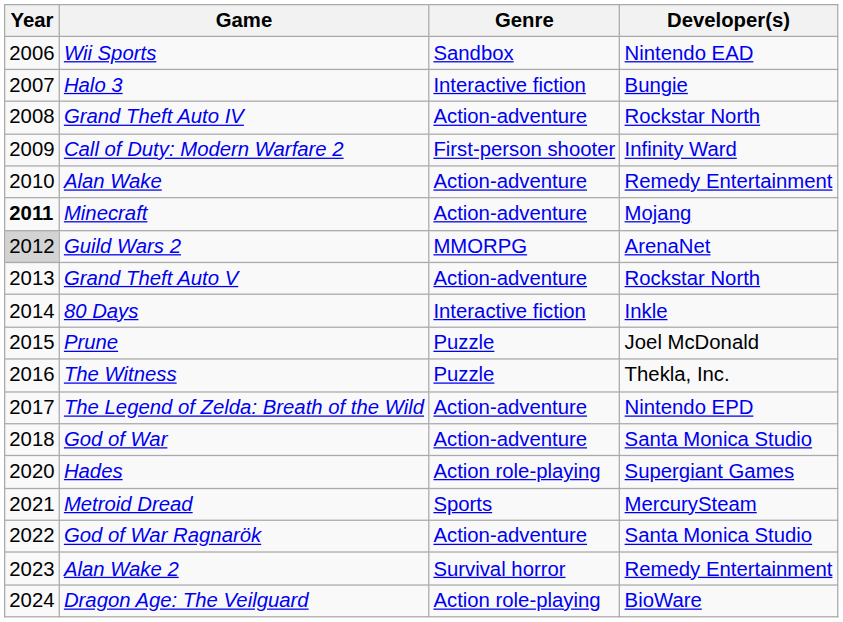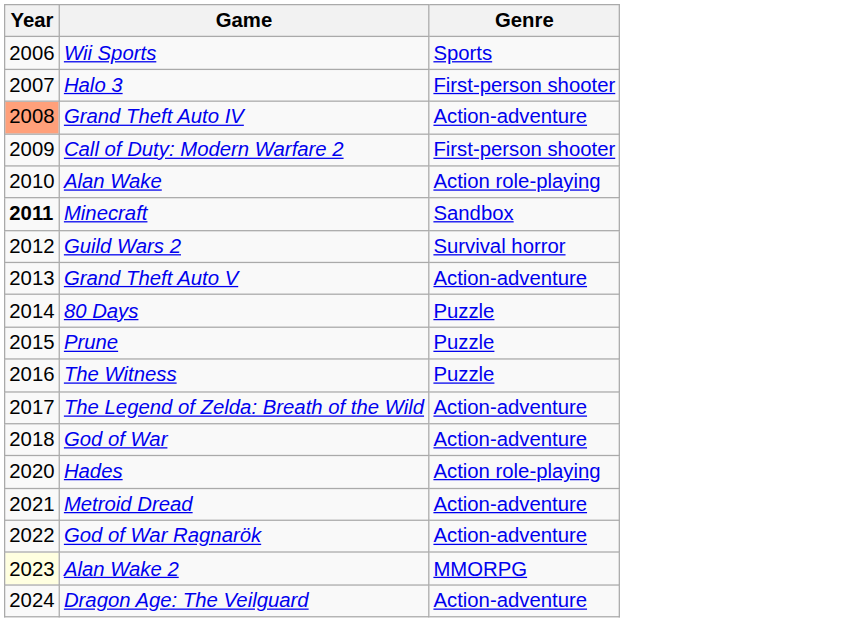- column: (729, 20)
(474, 52) Sandbox -> (463, 52) Sports
(510, 85) Interactive fiction -> (524, 85) First-person shooter
(32, 117) no background -> (32, 117) lightsalmon background
(510, 181) Action-adventure -> (517, 181) Action role-playing
(510, 213) Action-adventure -> (474, 213) Sandbox
(32, 246) lightgrey background -> (32, 246) no background
(480, 246) MMORPG -> (499, 246) Survival horror
(510, 310) Interactive fiction -> (464, 310) Puzzle
(463, 504) Sports -> (510, 504) Action-adventure
(32, 568) no background -> (32, 568) lightyellow background
(499, 568) Survival horror -> (480, 568) MMORPG
(517, 600) Action role-playing -> (510, 600) Action-adventure
